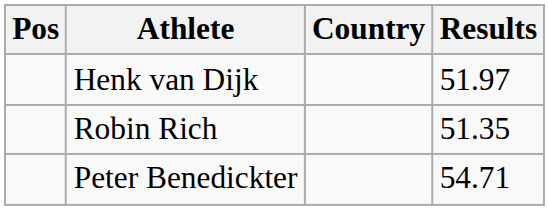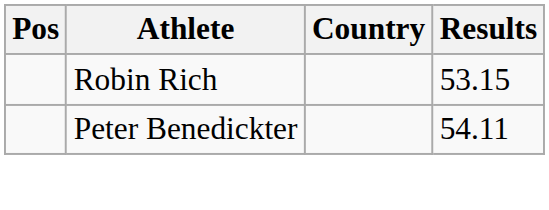- row: (166, 79)
(475, 128) 51.35 -> (475, 79) 53.15
(475, 178) 54.71 -> (474, 128) 54.11
